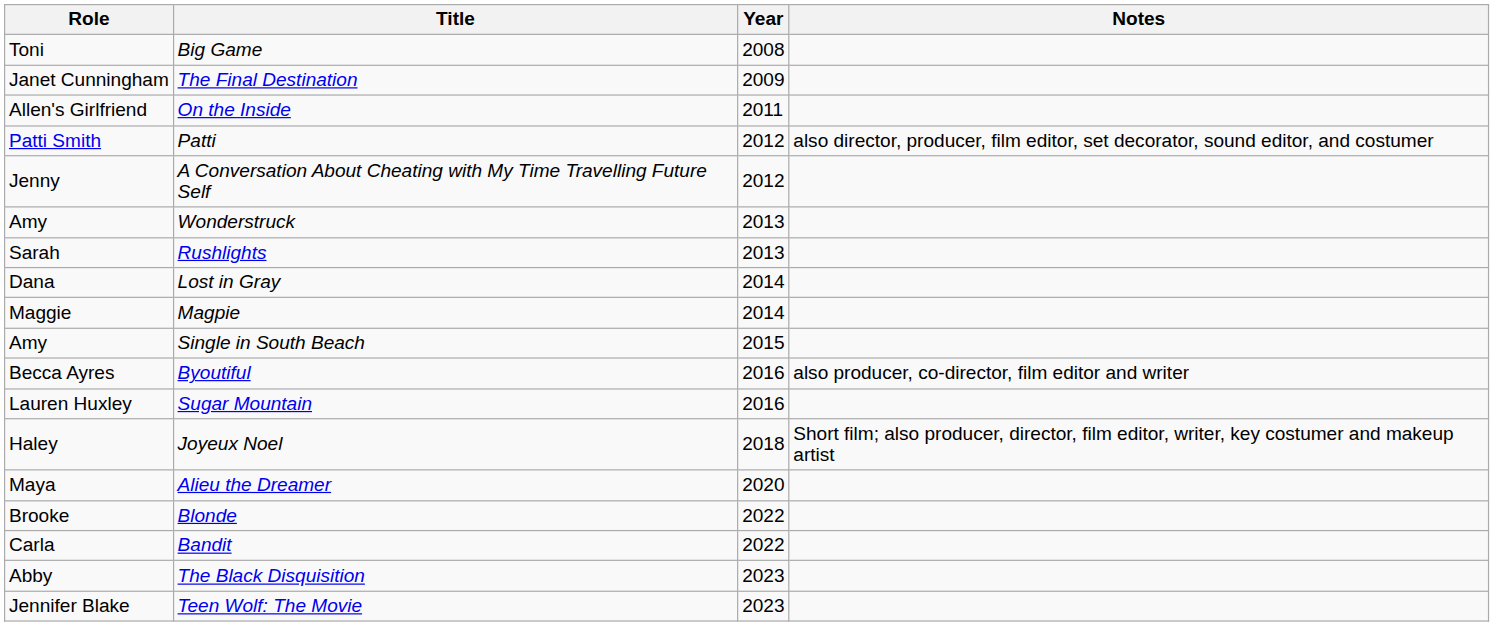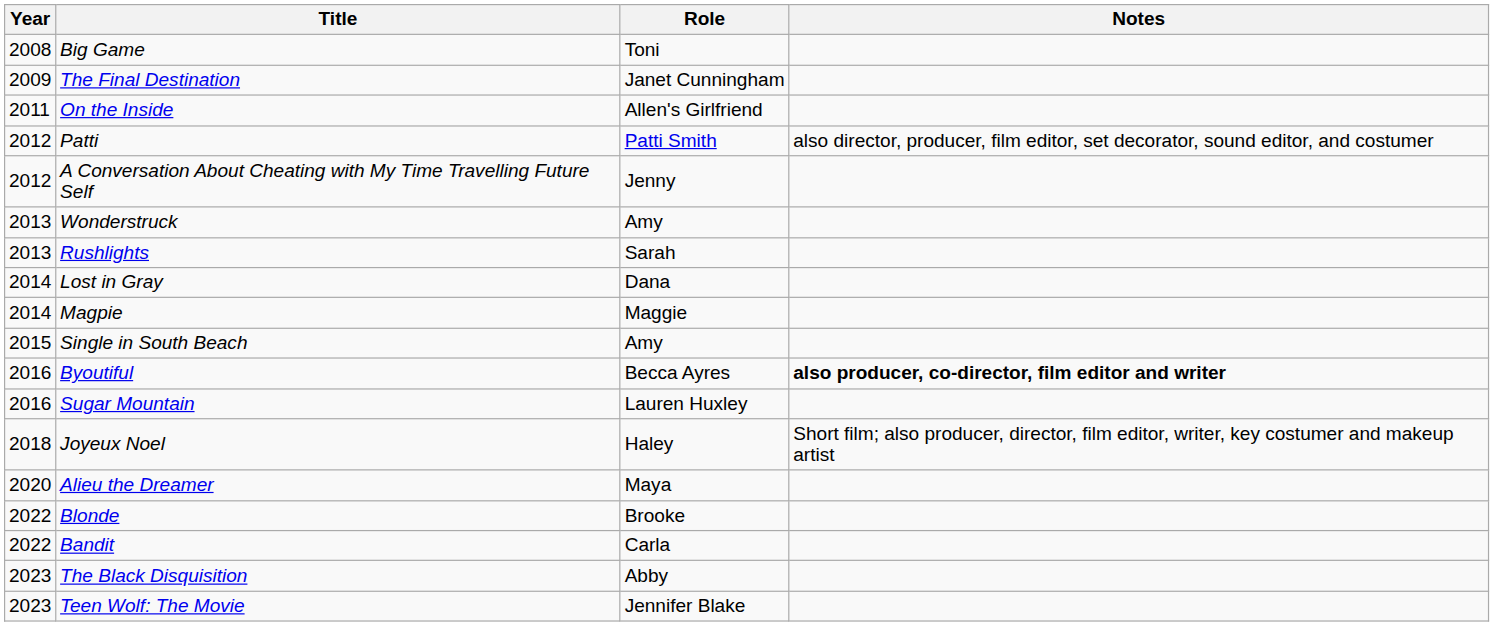columns swapped: (763, 19) <-> (89, 19)
(991, 373) normal -> (1010, 373) bold
